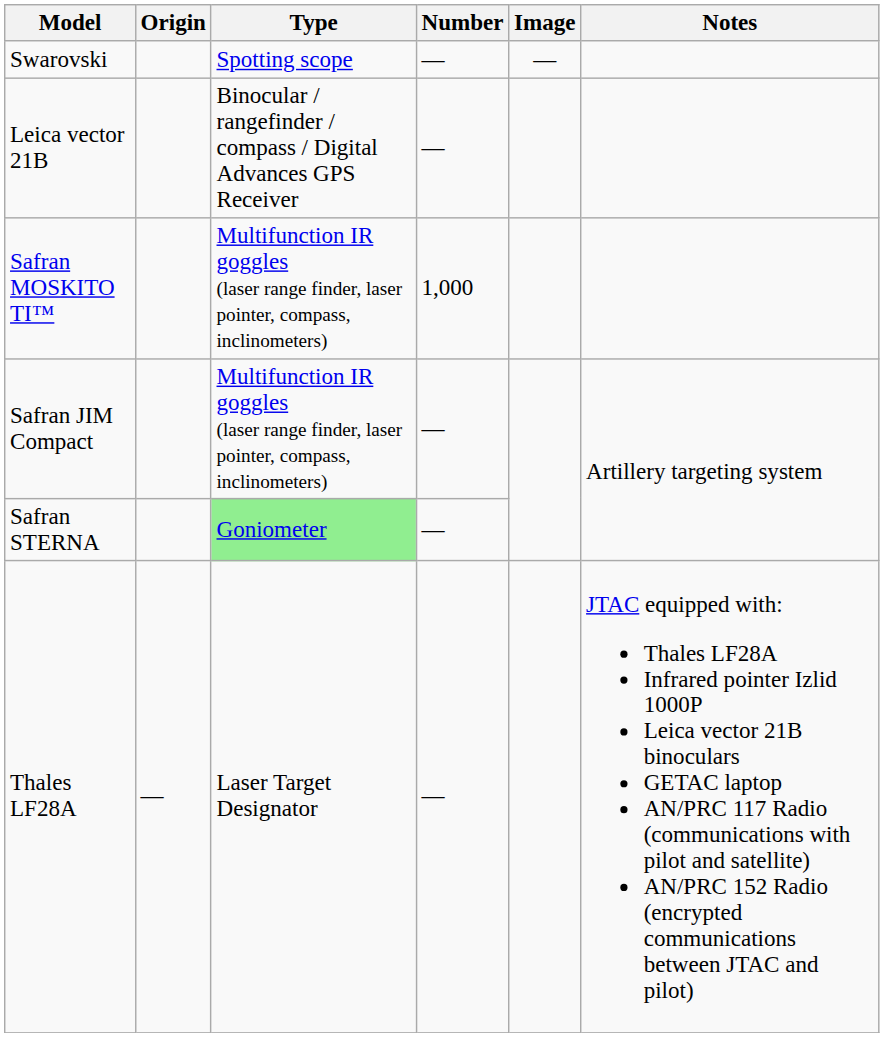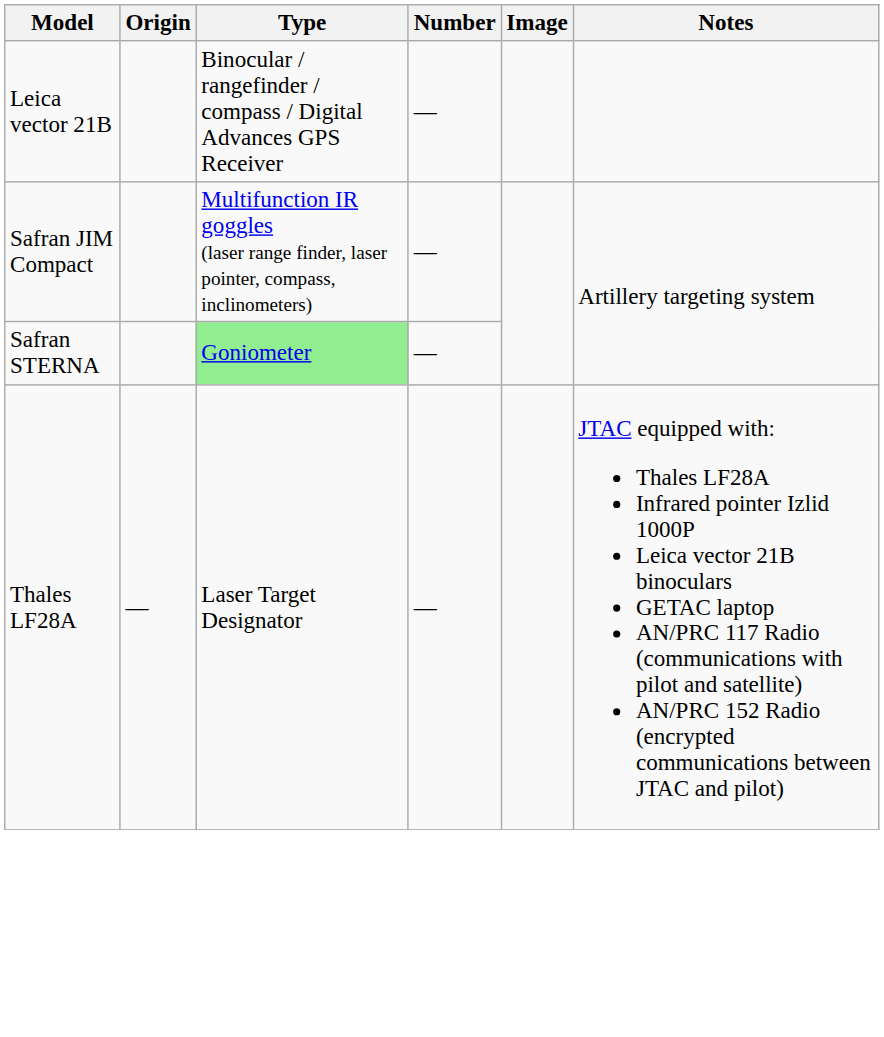- row: (59, 59)
- row: (62, 287)
